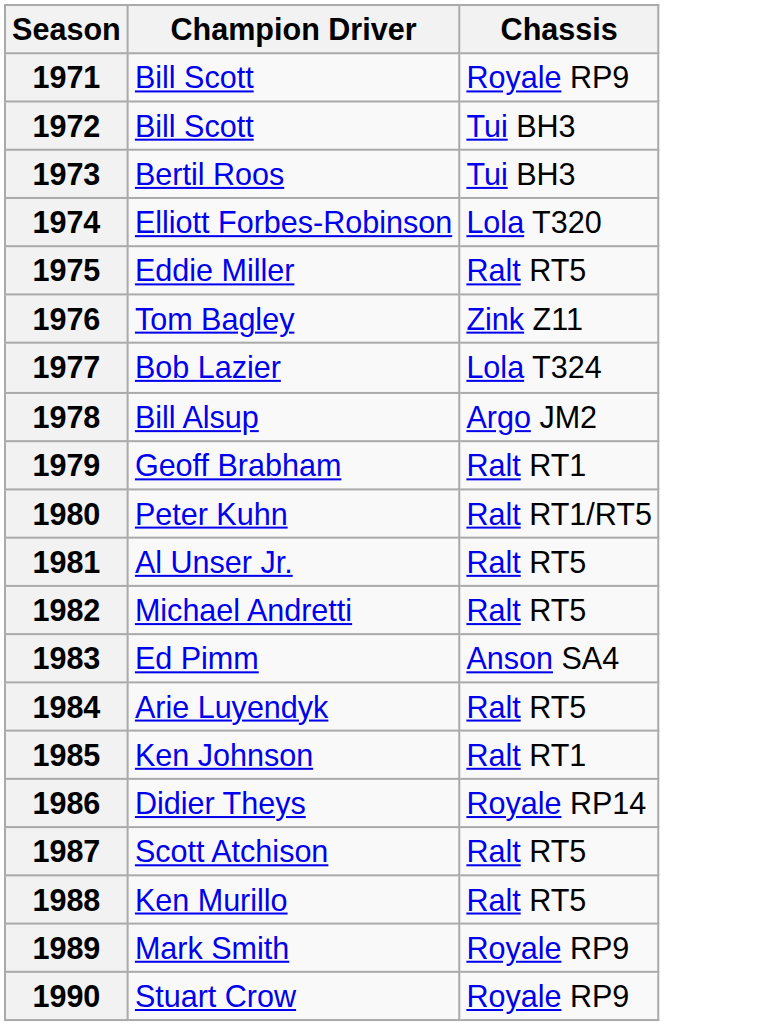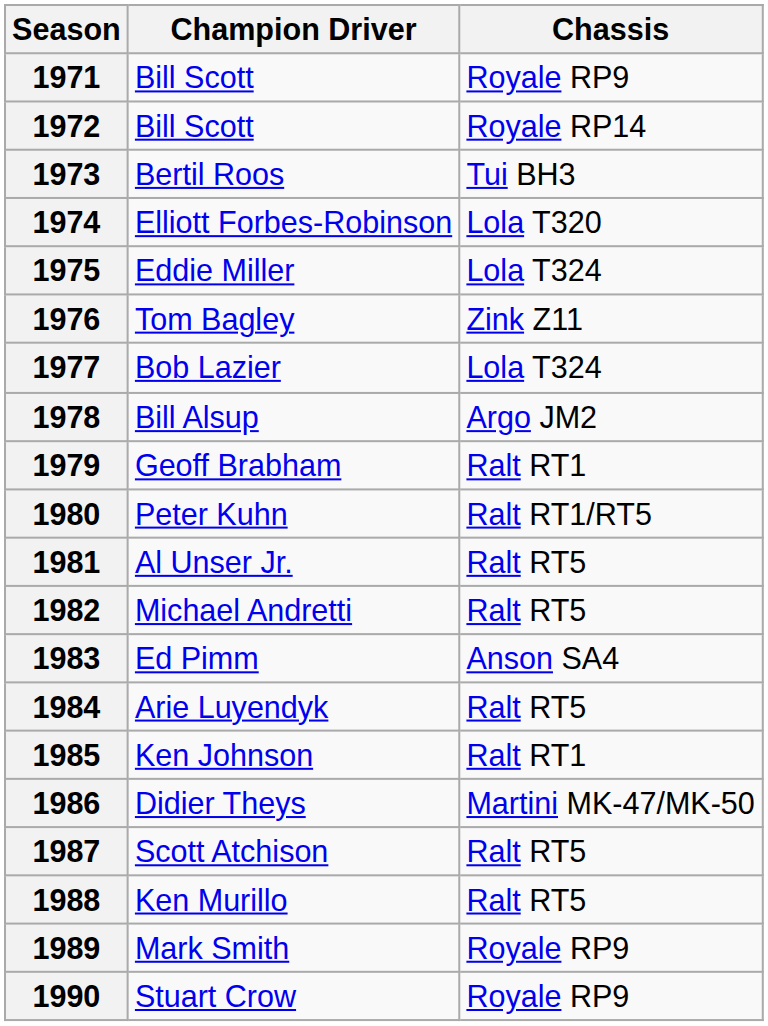(521, 126) Tui BH3 -> (556, 126) Royale RP14
(526, 271) Ralt RT5 -> (534, 271) Lola T324
(556, 803) Royale RP14 -> (611, 803) Martini MK-47/MK-50
